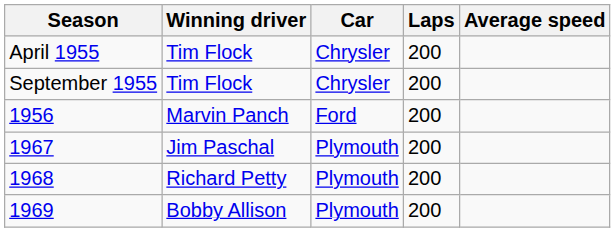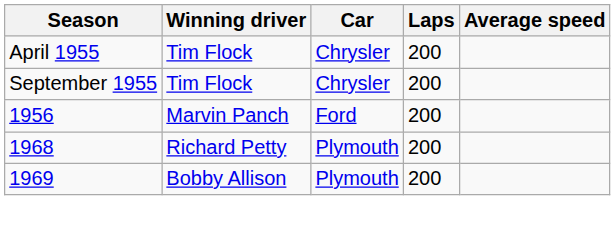- row: (31, 147)
